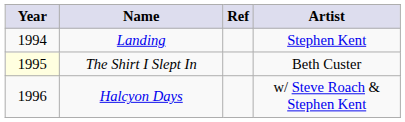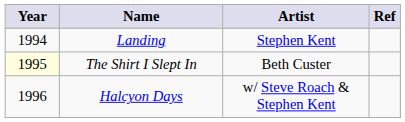columns swapped: (327, 16) <-> (238, 16)
